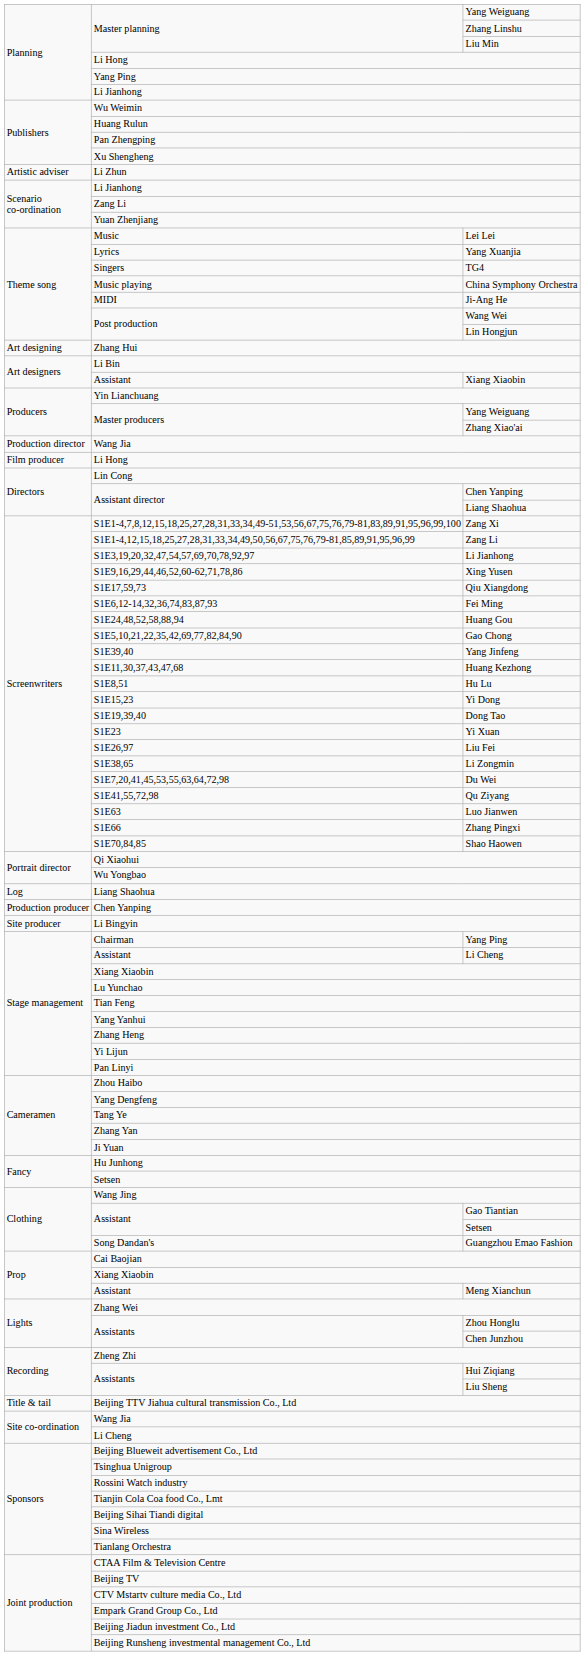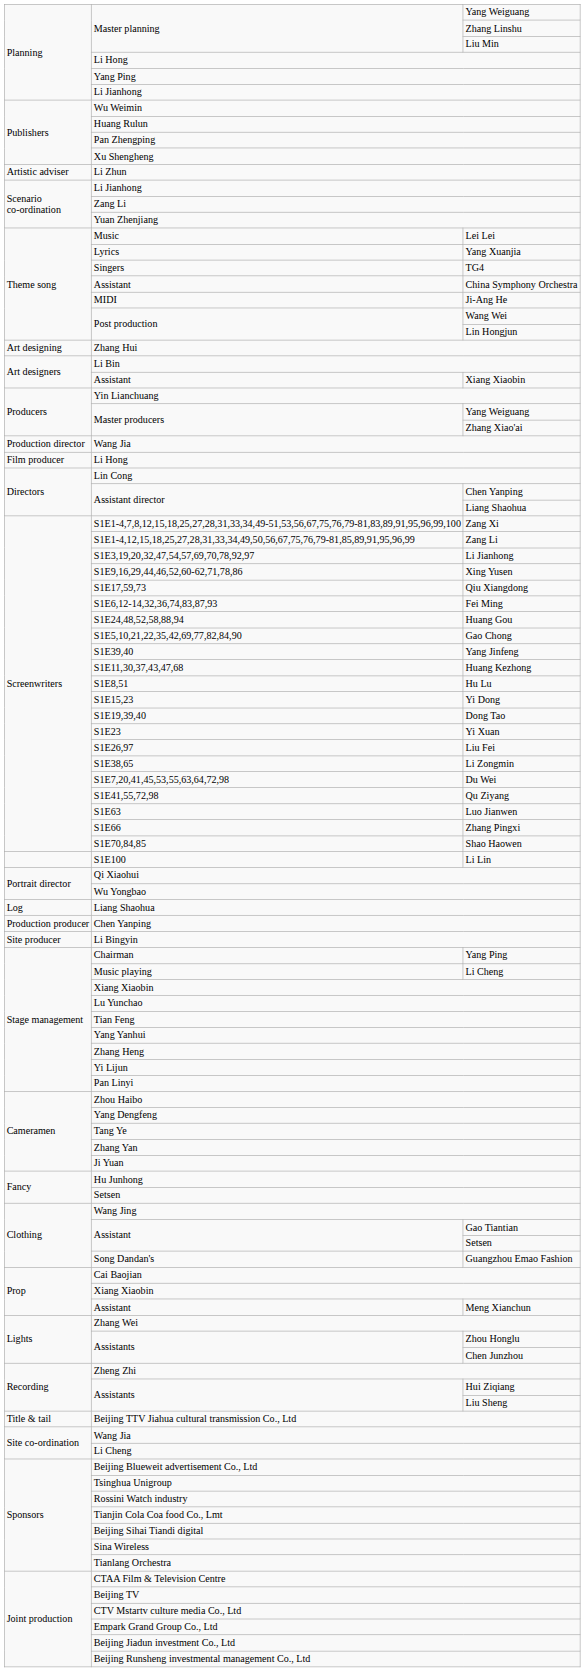(123, 284) Music playing -> (112, 284) Assistant
+ row: (48, 860)
(112, 955) Assistant -> (123, 971) Music playing
